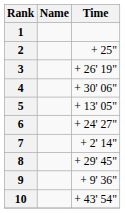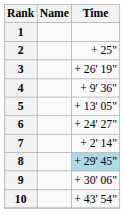(96, 87) + 30' 06" -> (99, 87) + 9' 36"
(96, 161) no background -> (96, 161) lightblue background
(99, 180) + 9' 36" -> (96, 180) + 30' 06"
